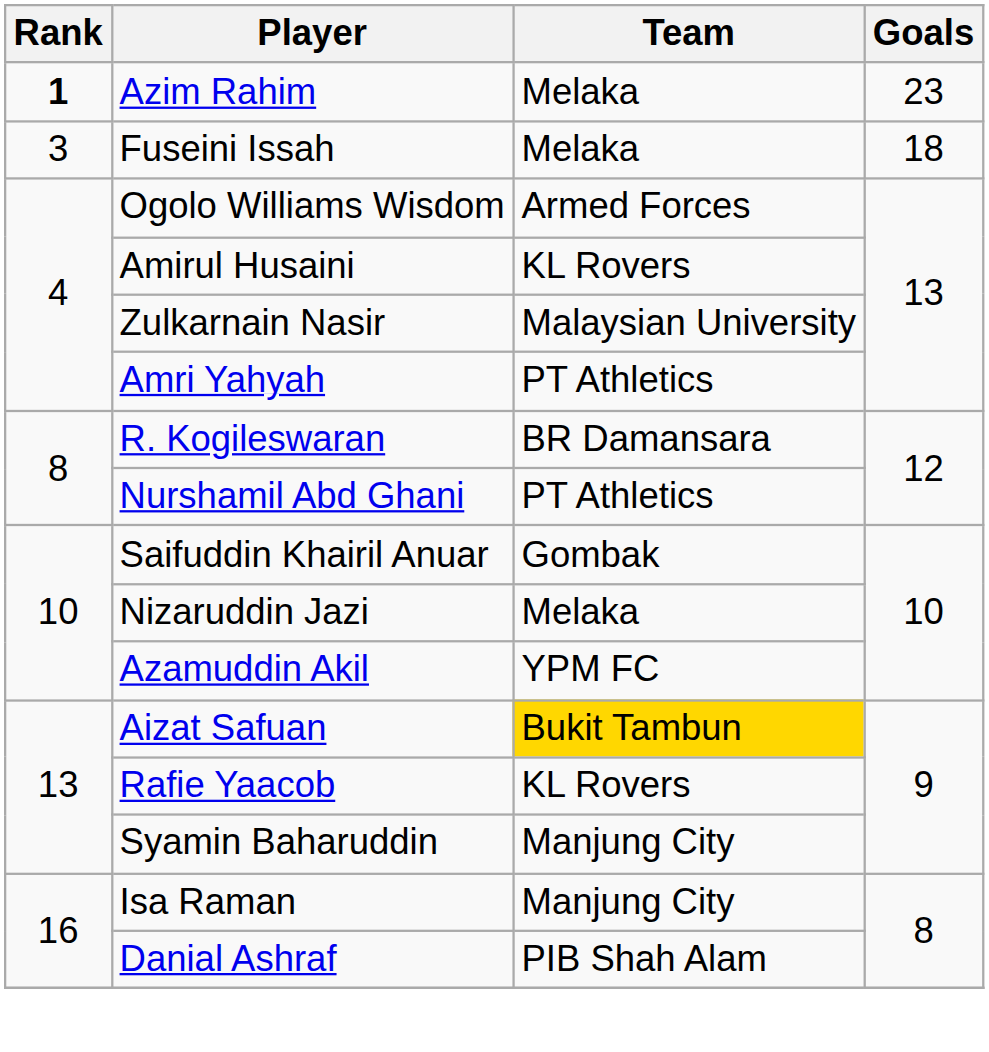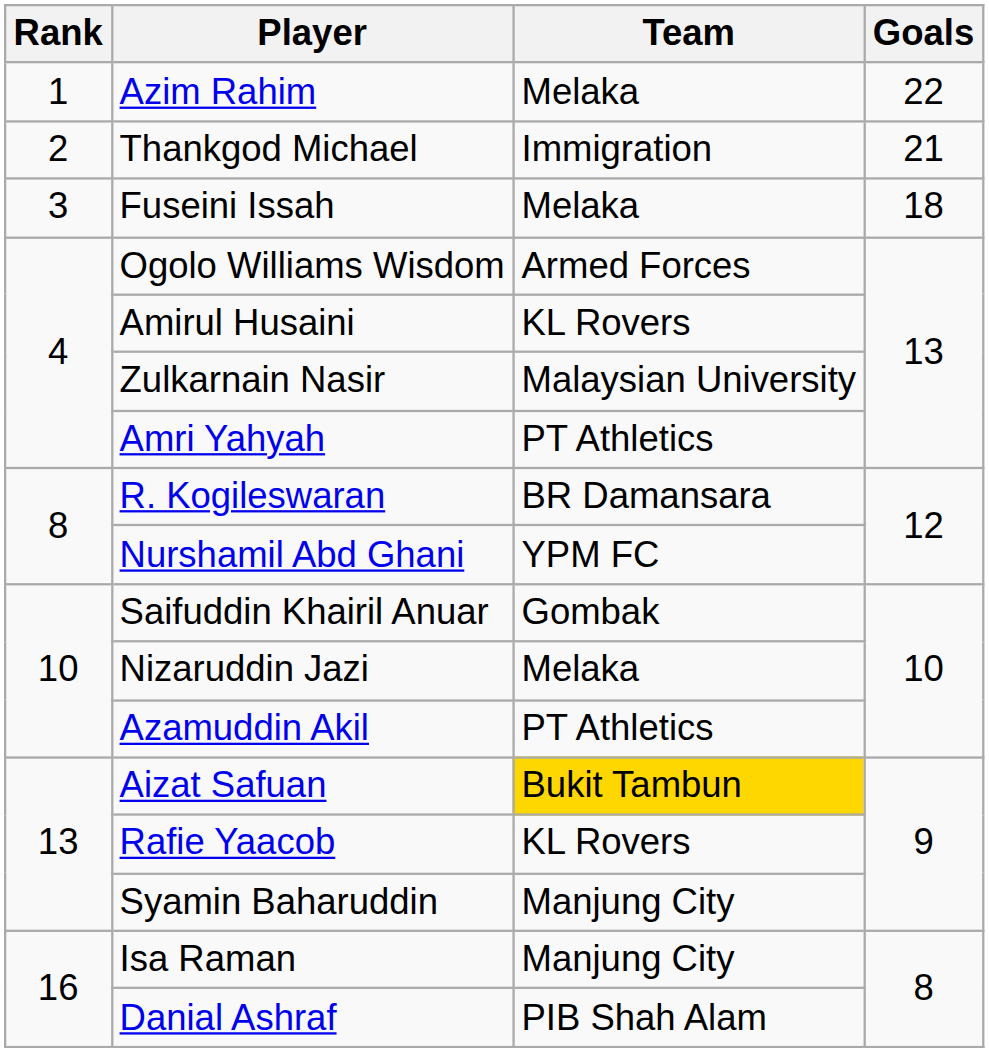(58, 91) bold -> (58, 91) normal
(924, 91) 23 -> (924, 91) 22
+ row: (269, 149)
(617, 496) PT Athletics -> (590, 554) YPM FC
(590, 669) YPM FC -> (617, 727) PT Athletics
